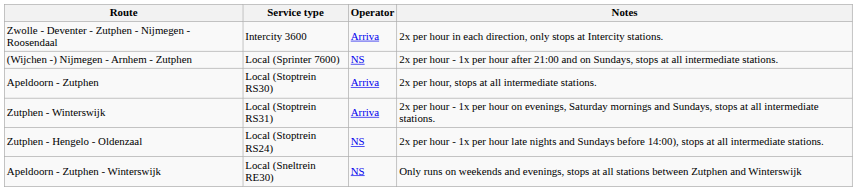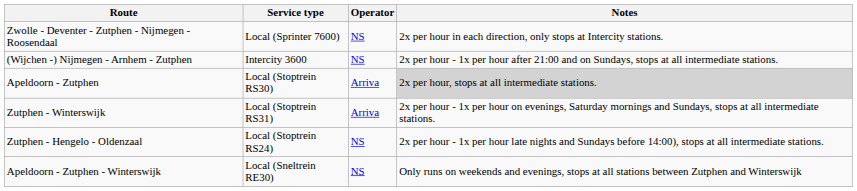(276, 36) Intercity 3600 -> (292, 36) Local (Sprinter 7600)
(365, 36) Arriva -> (358, 36) NS
(292, 59) Local (Sprinter 7600) -> (276, 59) Intercity 3600
(498, 83) no background -> (498, 83) lightgrey background
